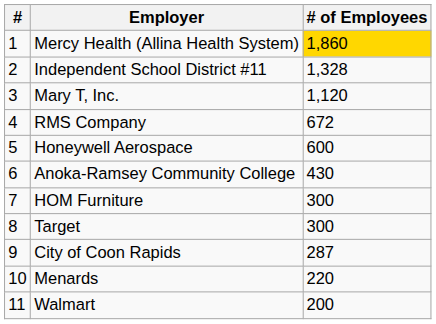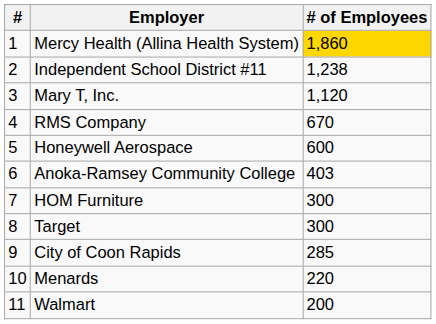(327, 69) 1,328 -> (327, 69) 1,238
(320, 122) 672 -> (320, 122) 670
(320, 174) 430 -> (320, 174) 403
(320, 252) 287 -> (320, 252) 285
